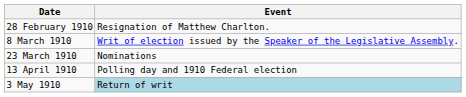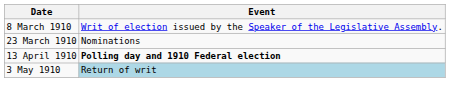- row: (50, 26)
(197, 70) normal -> (181, 56) bold
